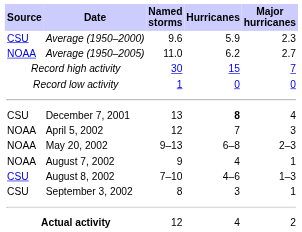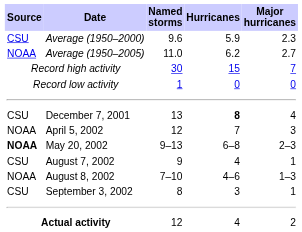(22, 146) normal -> (22, 146) bold
(22, 161) NOAA -> (18, 161) CSU
(18, 176) CSU -> (22, 176) NOAA
